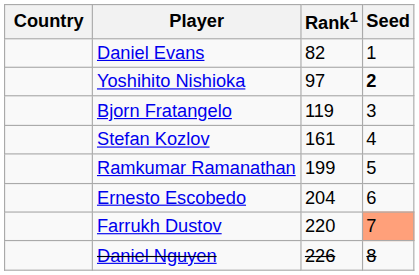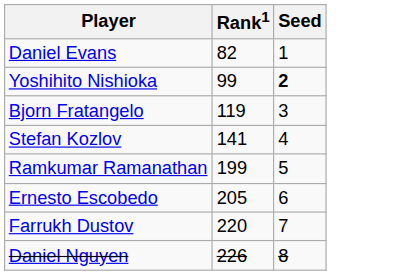- column: (49, 21)
(315, 81) 97 -> (227, 81) 99
(320, 139) 161 -> (232, 139) 141
(320, 197) 204 -> (232, 197) 205
(371, 226) lightsalmon background -> (283, 226) no background
